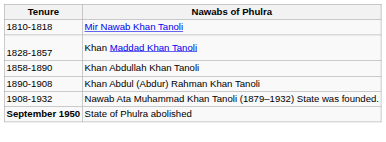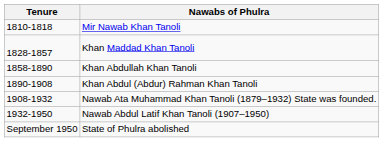+ row: (176, 114)
(43, 114) bold -> (42, 129) normal
